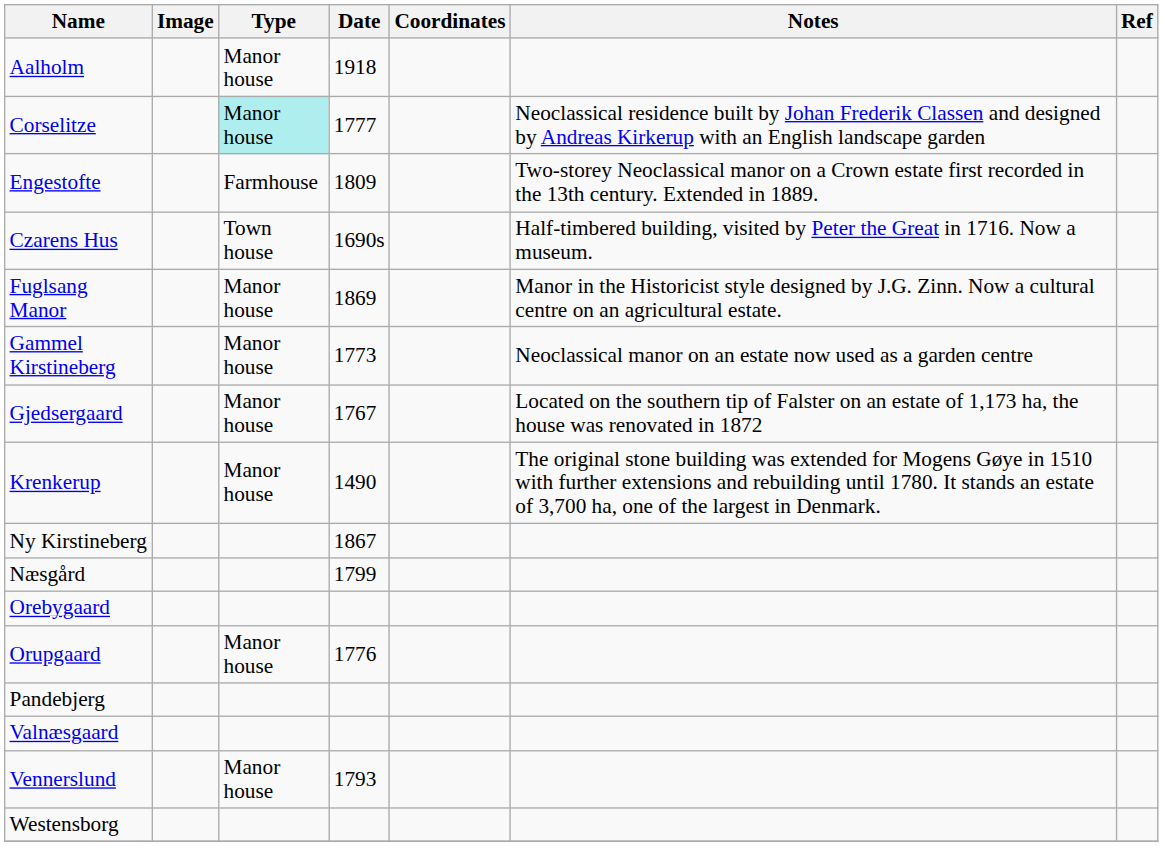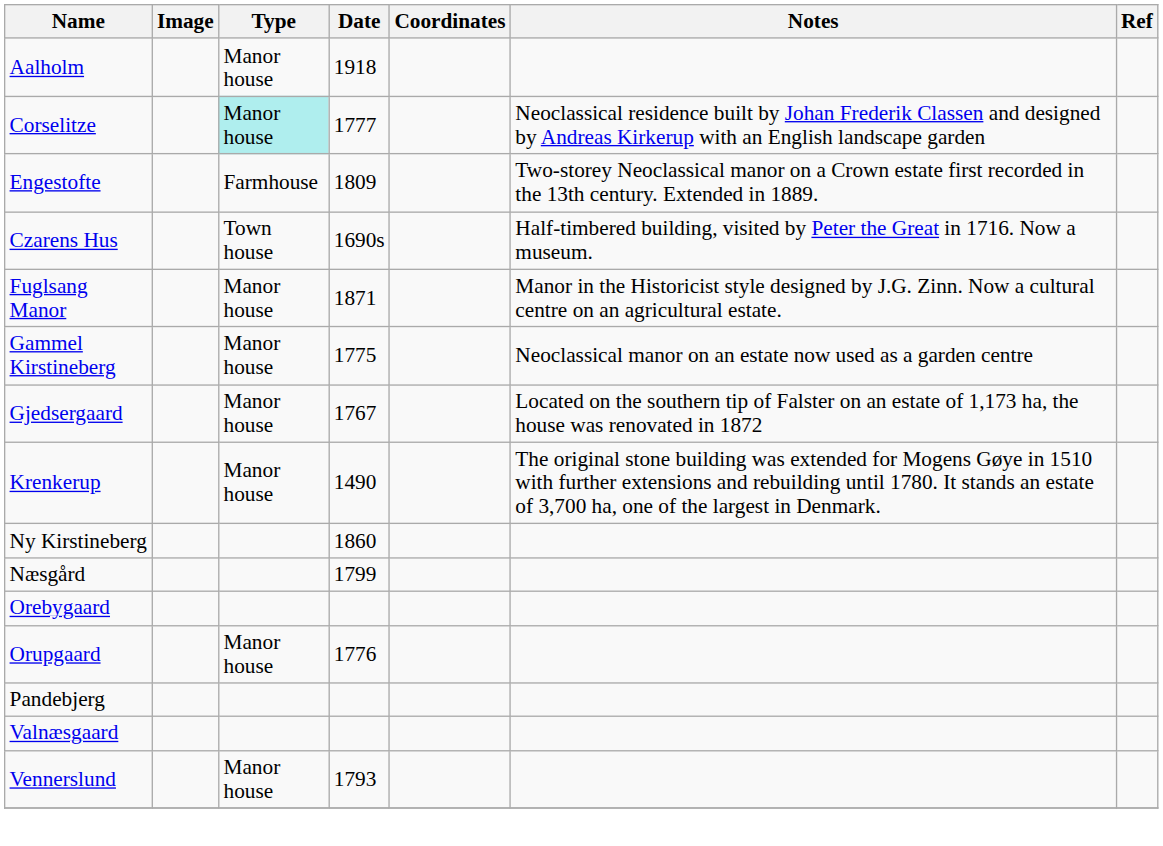(355, 297) 1869 -> (355, 297) 1871
(355, 355) 1773 -> (355, 355) 1775
(355, 540) 1867 -> (355, 540) 1860
- row: (64, 824)
